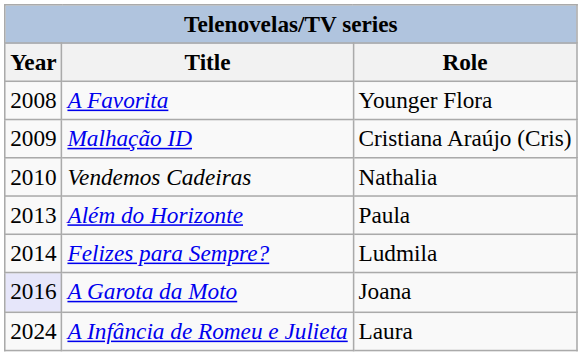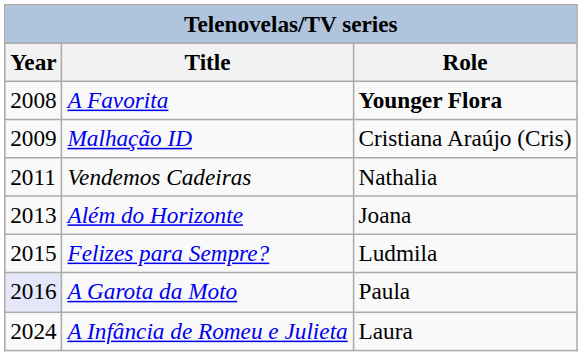(425, 100) normal -> (430, 100) bold
(33, 177) 2010 -> (33, 177) 2011
(384, 215) Paula -> (385, 215) Joana
(33, 253) 2014 -> (33, 253) 2015
(385, 292) Joana -> (384, 292) Paula
